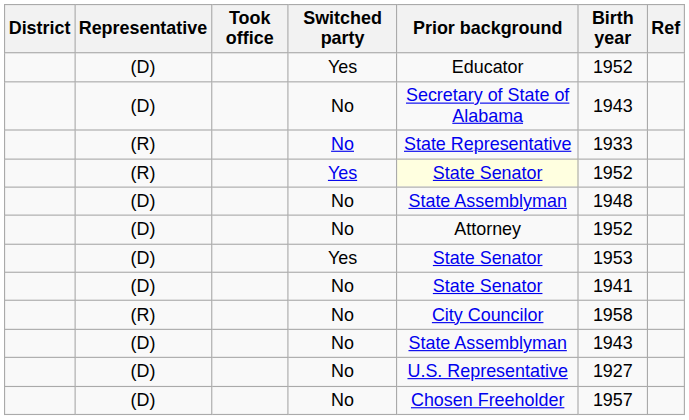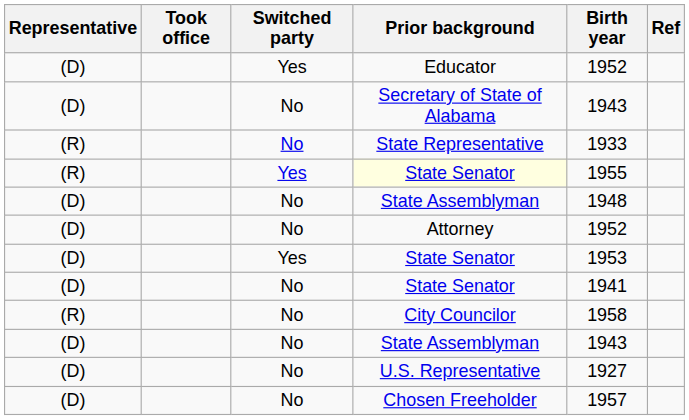- column: (40, 28)
(613, 172) 1952 -> (607, 172) 1955
